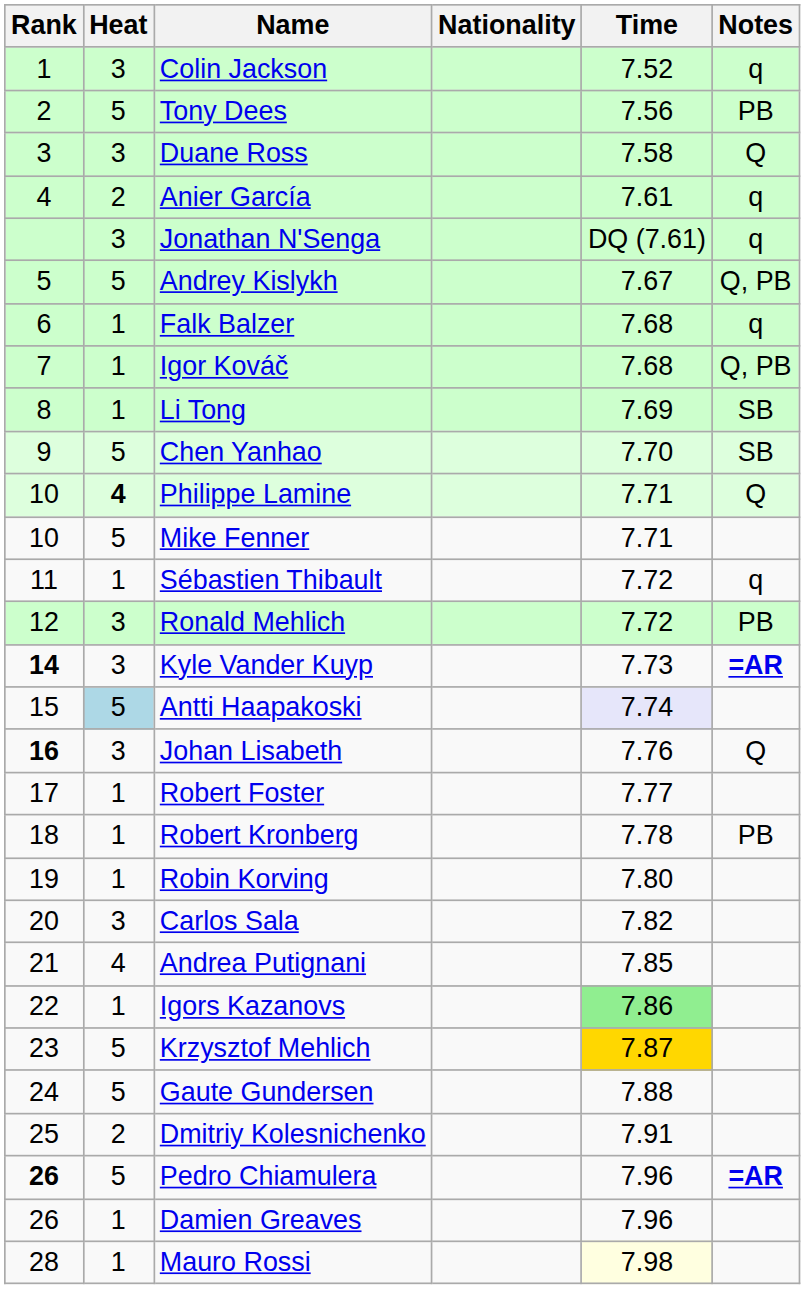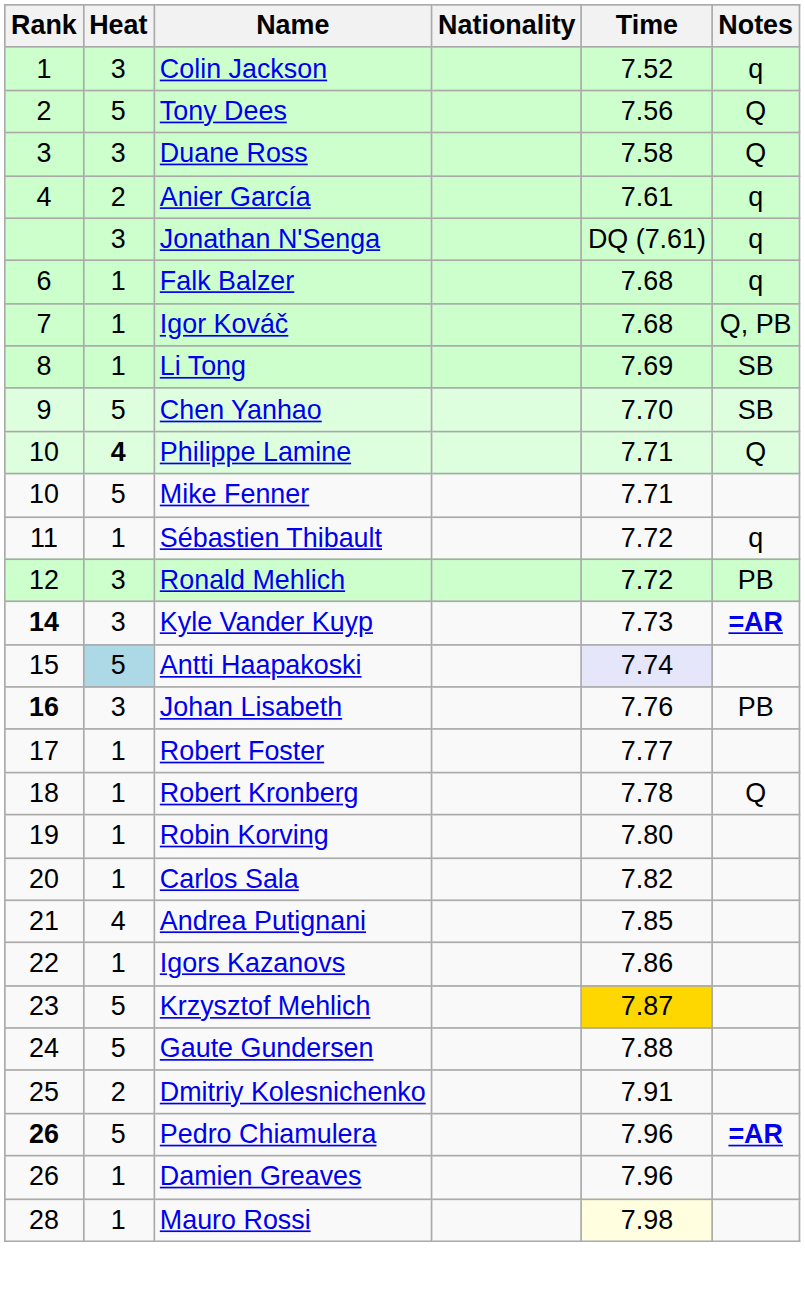(756, 111) PB -> (756, 111) Q
- row: (249, 281)
(756, 750) Q -> (756, 707) PB
(756, 835) PB -> (756, 793) Q
(118, 921) 3 -> (118, 878) 1
(647, 1006) lightgreen background -> (647, 963) no background
